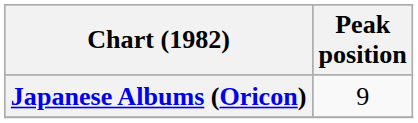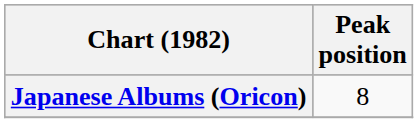(363, 95) 9 -> (363, 95) 8
